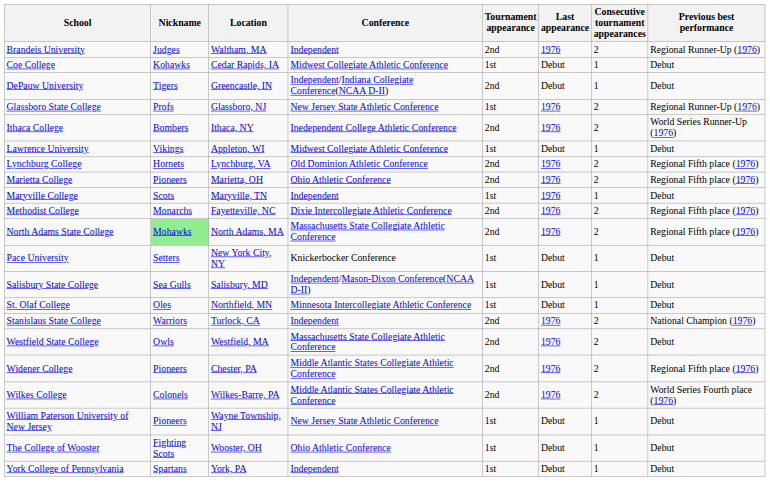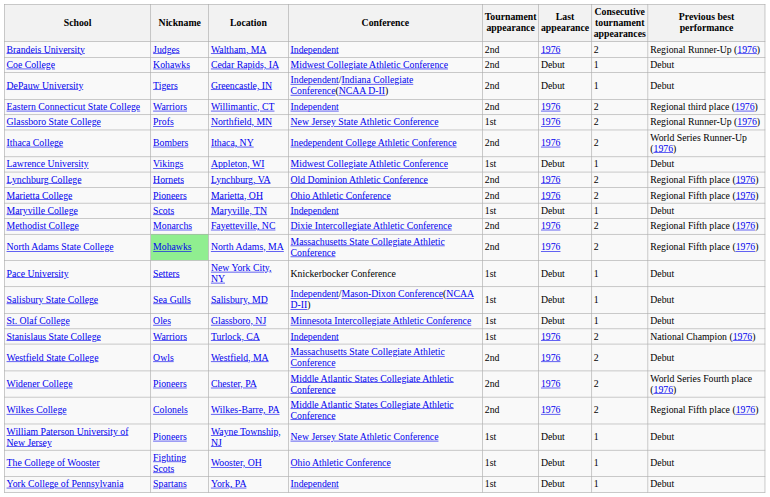(490, 65) 1st -> (492, 65) 2nd
+ row: (73, 107)
(239, 107) Glassboro, NJ -> (242, 122) Northfield, MN
(551, 195) 1976 -> (553, 210) Debut
(242, 305) Northfield, MN -> (239, 321) Glassboro, NJ
(492, 321) 2nd -> (490, 336) 1st
(704, 368) Regional Fifth place (1976) -> (701, 384) World Series Fourth place (1976)
(701, 395) World Series Fourth place (1976) -> (704, 410) Regional Fifth place (1976)
